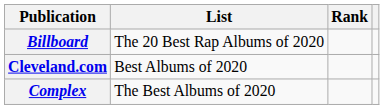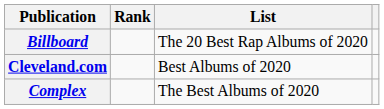columns swapped: (219, 16) <-> (350, 16)
